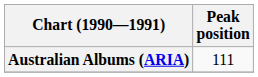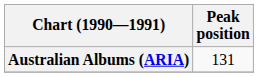(223, 59) 111 -> (223, 59) 131
